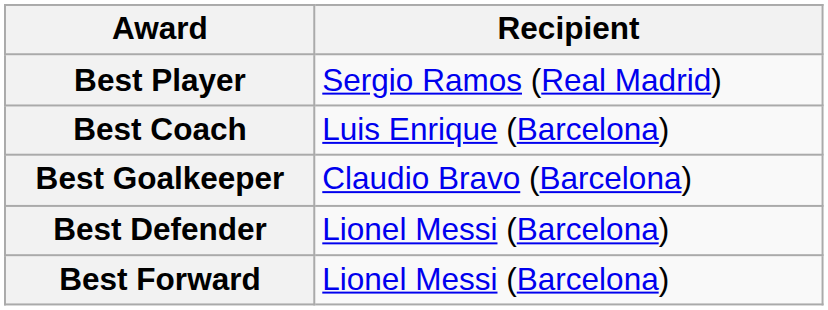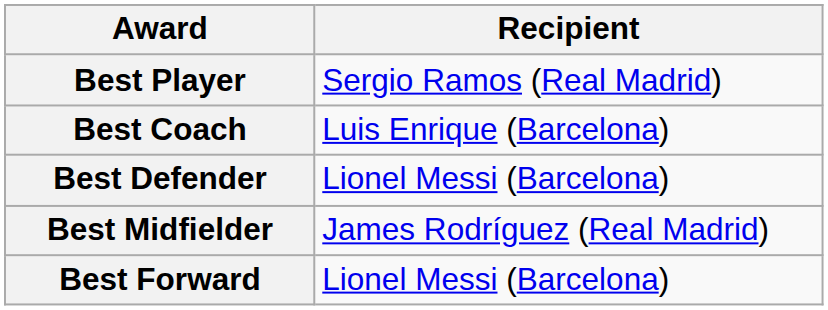- row: (160, 179)
+ row: (160, 229)
